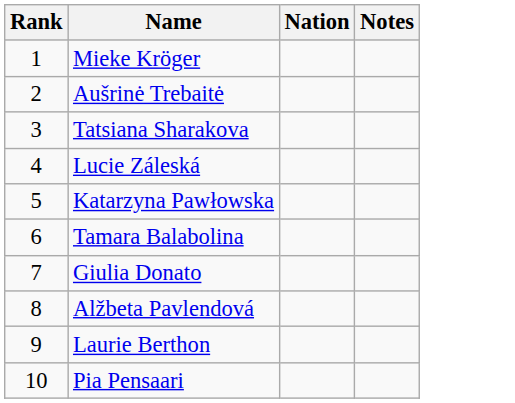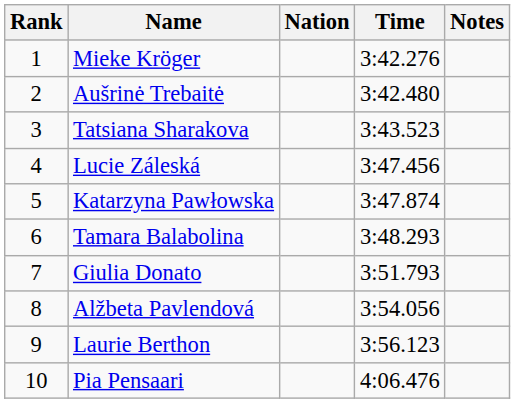+ column: (400, 22)
